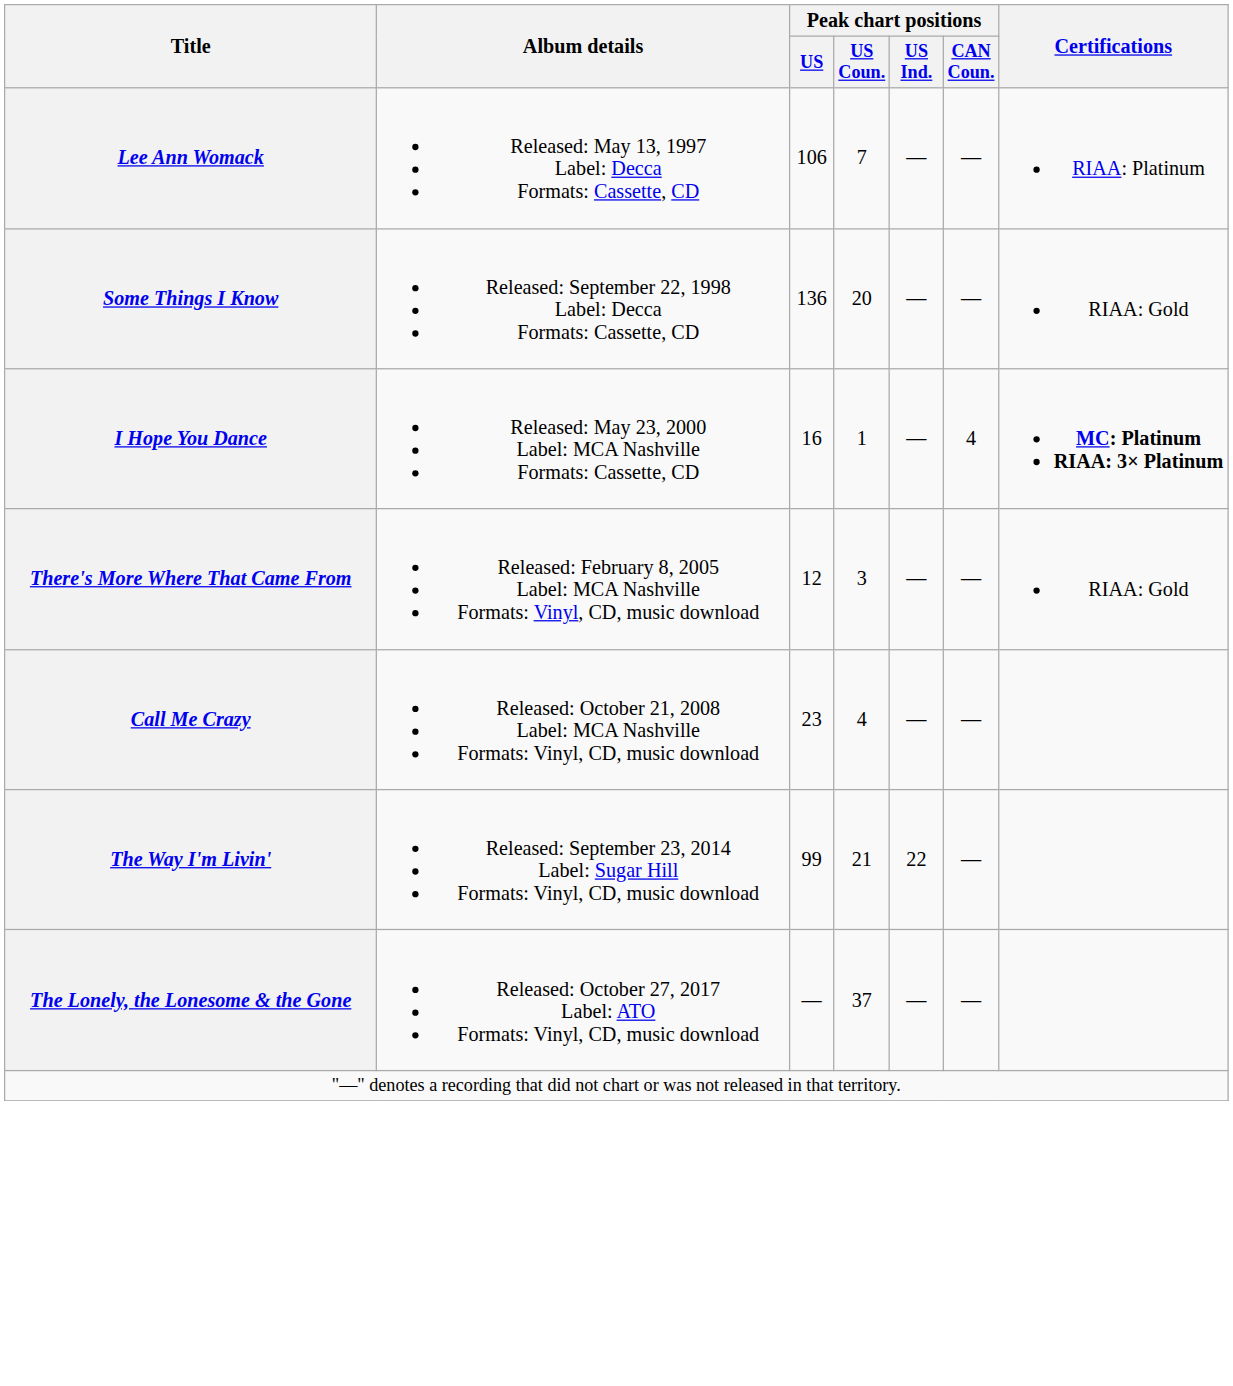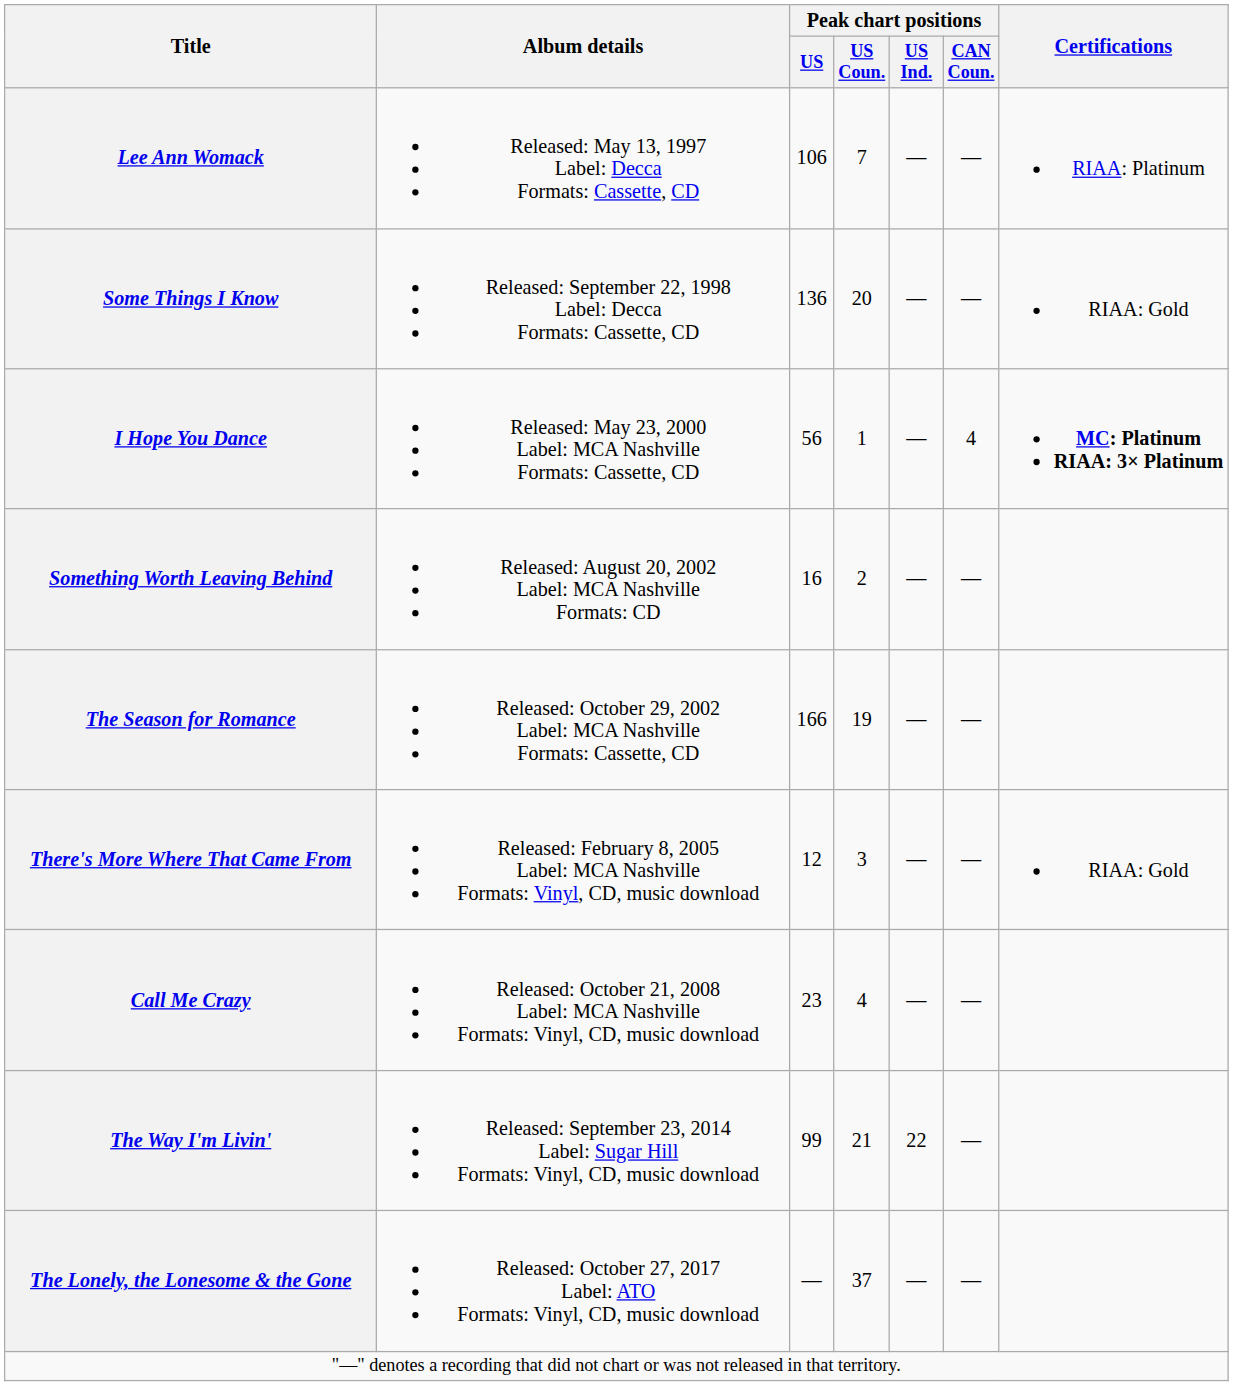(812, 438) 16 -> (812, 438) 56
+ row: (191, 578)
+ row: (191, 719)
